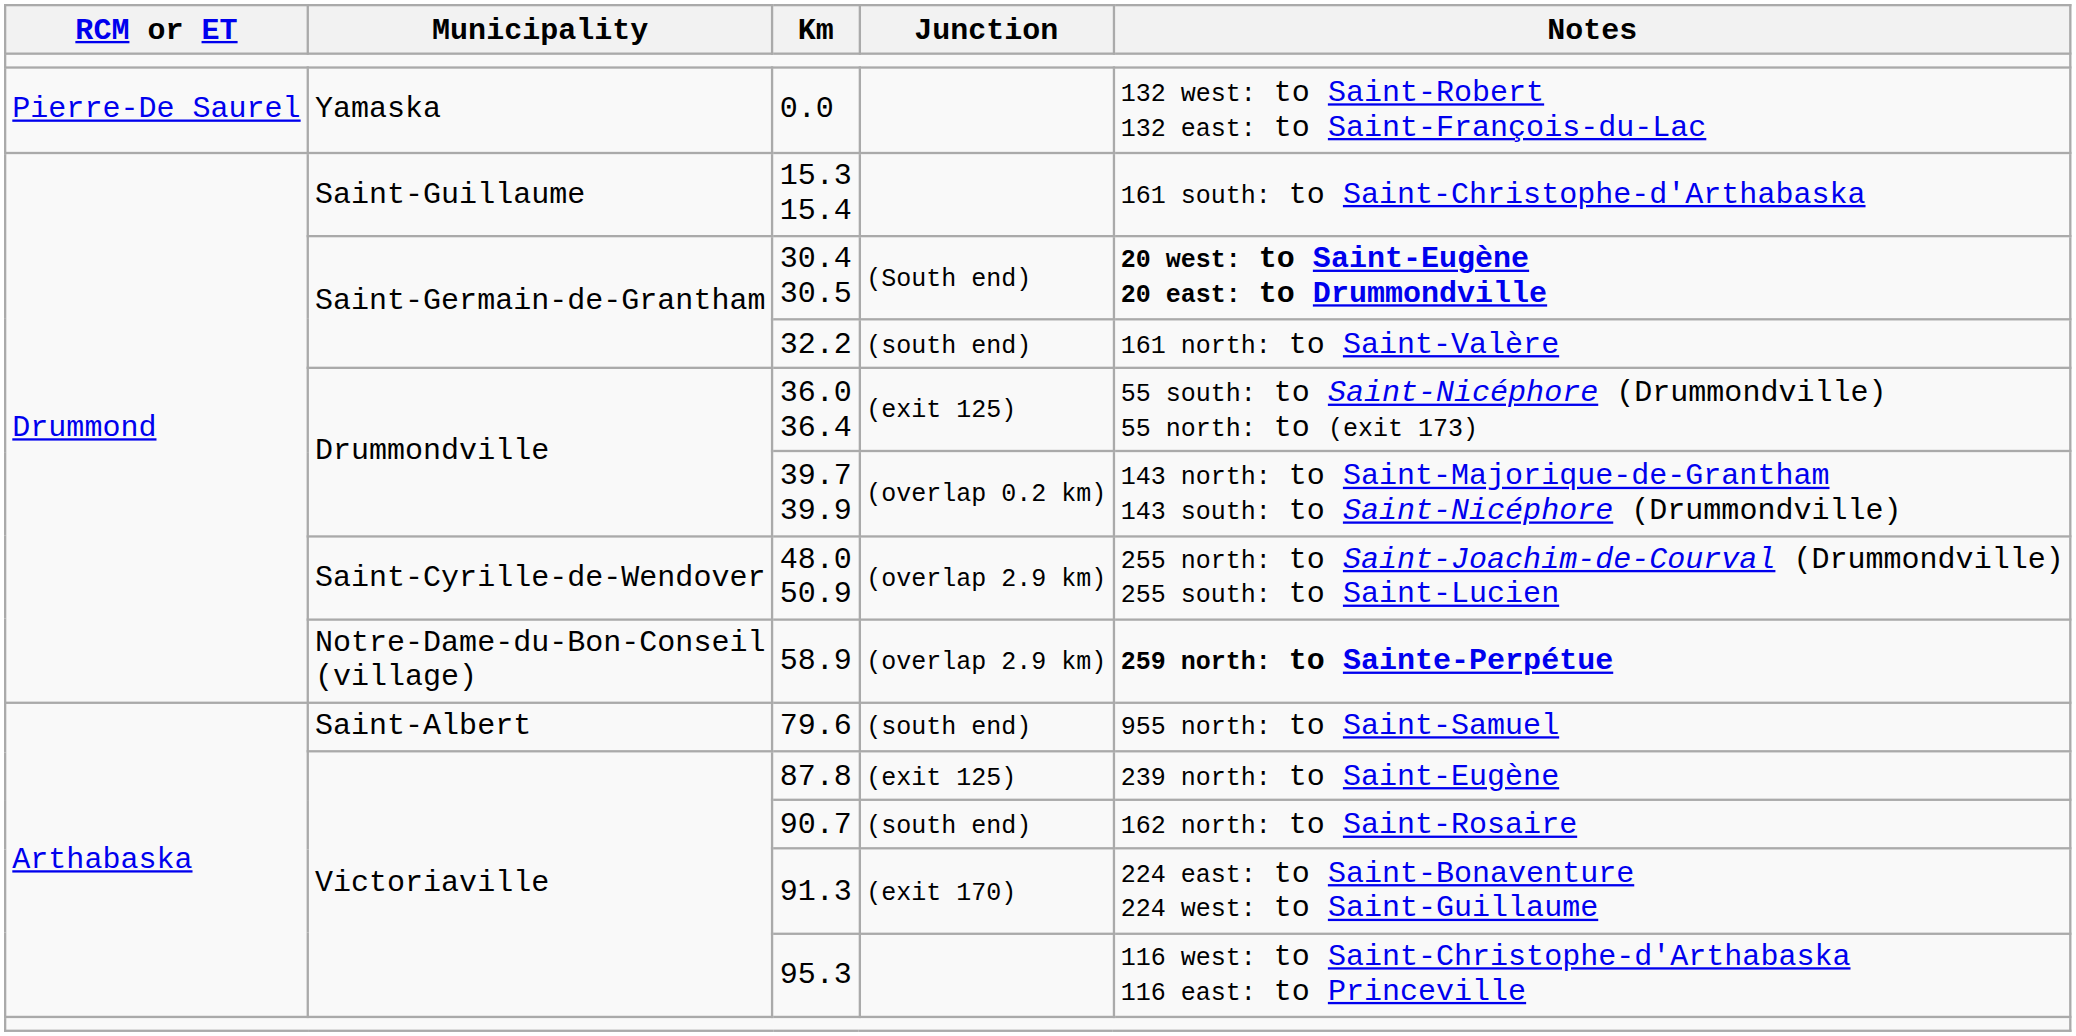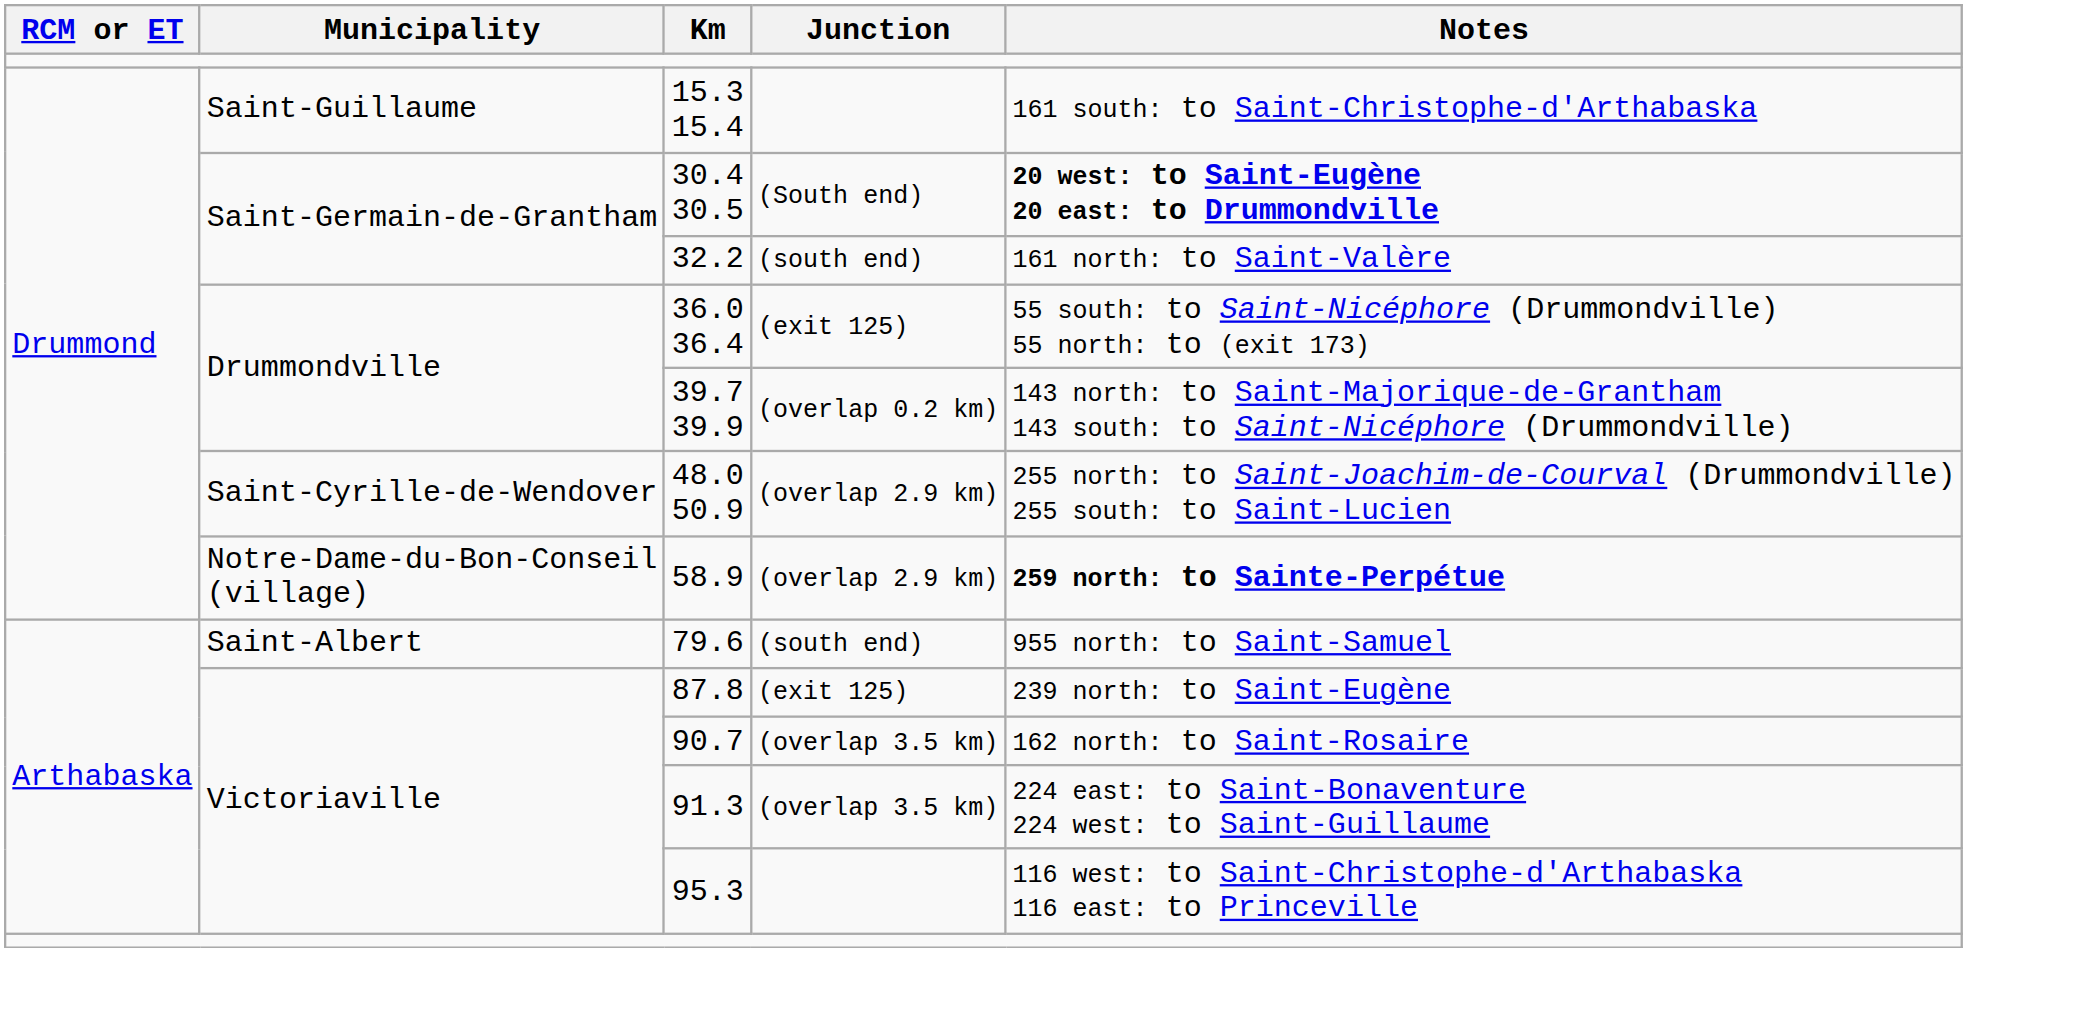- row: (378, 110)
(949, 826) (south end) -> (878, 742) (overlap 3.5 km)
(941, 892) (exit 170) -> (878, 809) (overlap 3.5 km)
